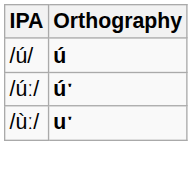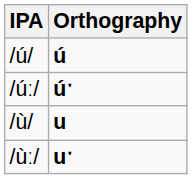+ row: (21, 122)
